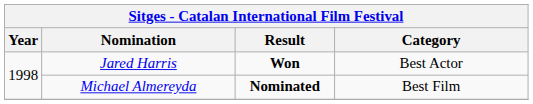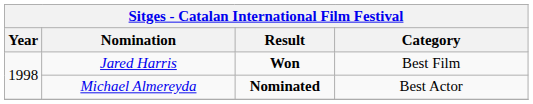(431, 63) Best Actor -> (431, 63) Best Film
(431, 87) Best Film -> (431, 87) Best Actor
